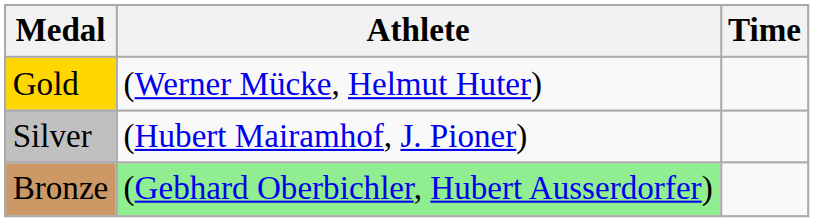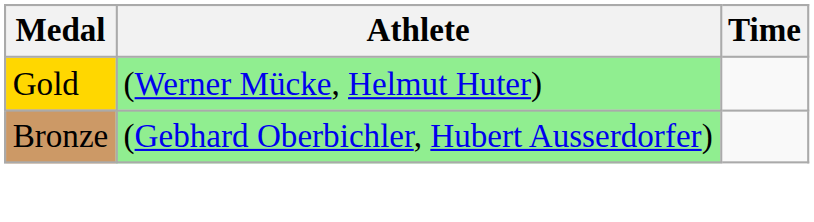(333, 83) no background -> (333, 83) lightgreen background
- row: (52, 135)
